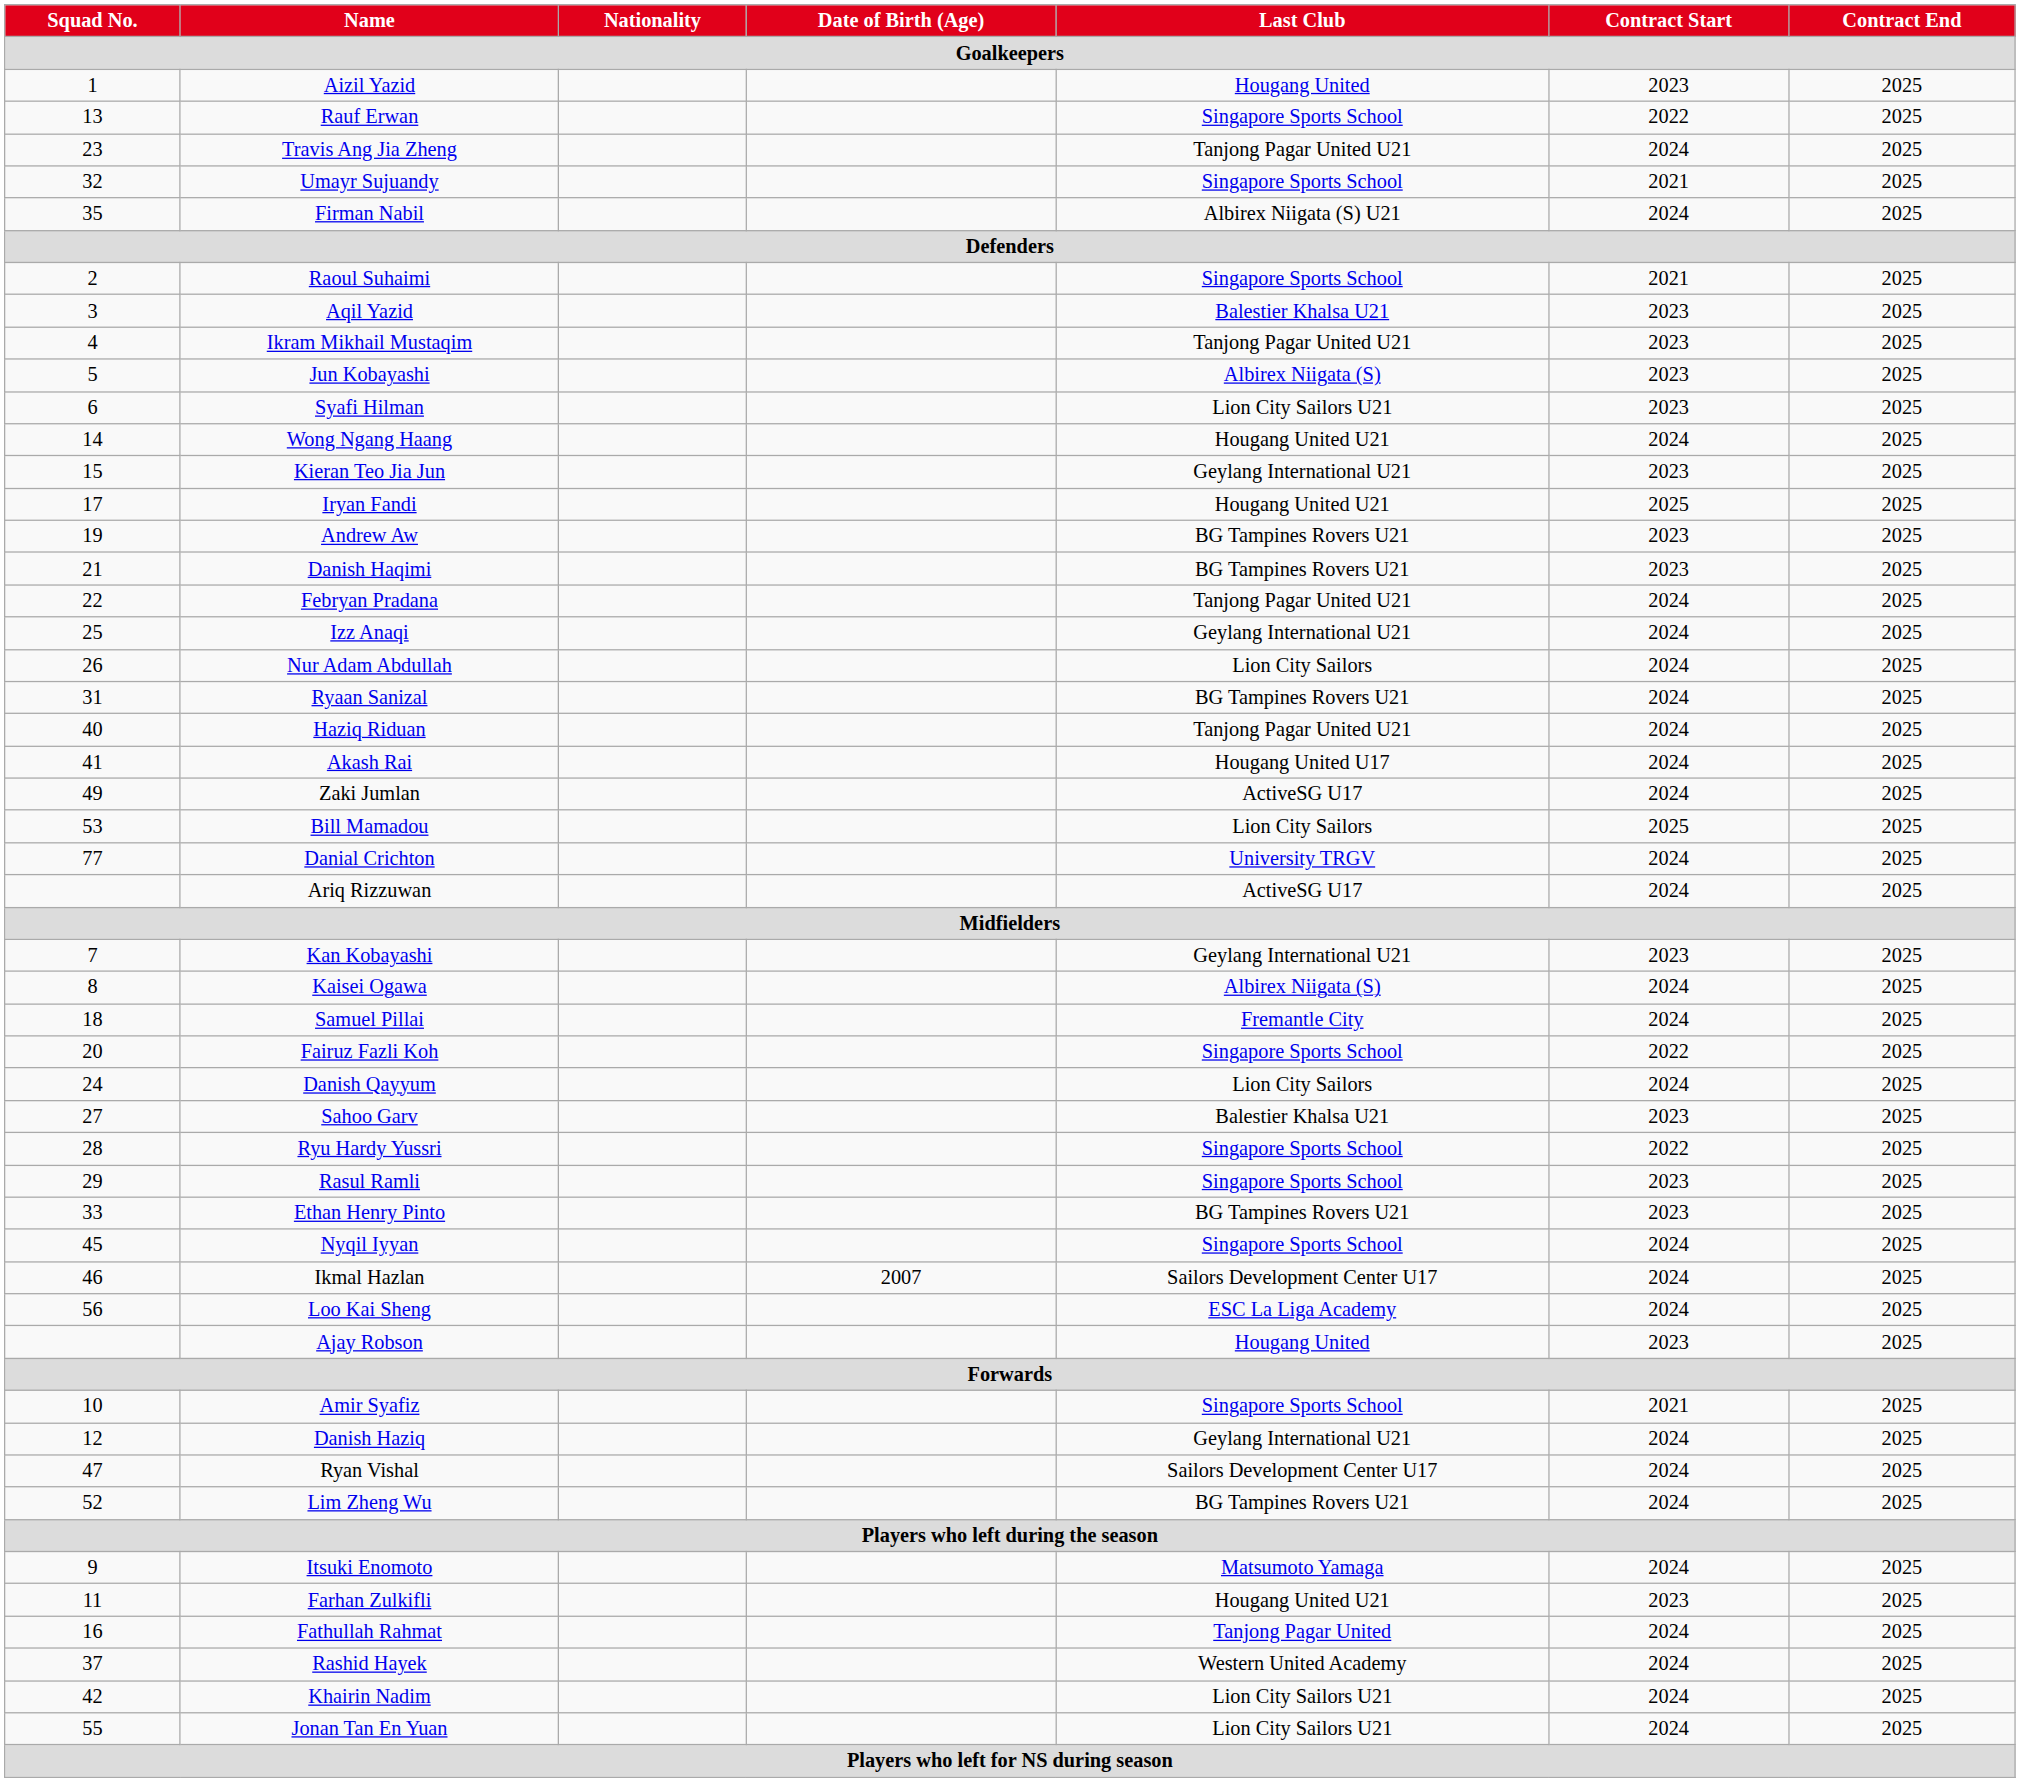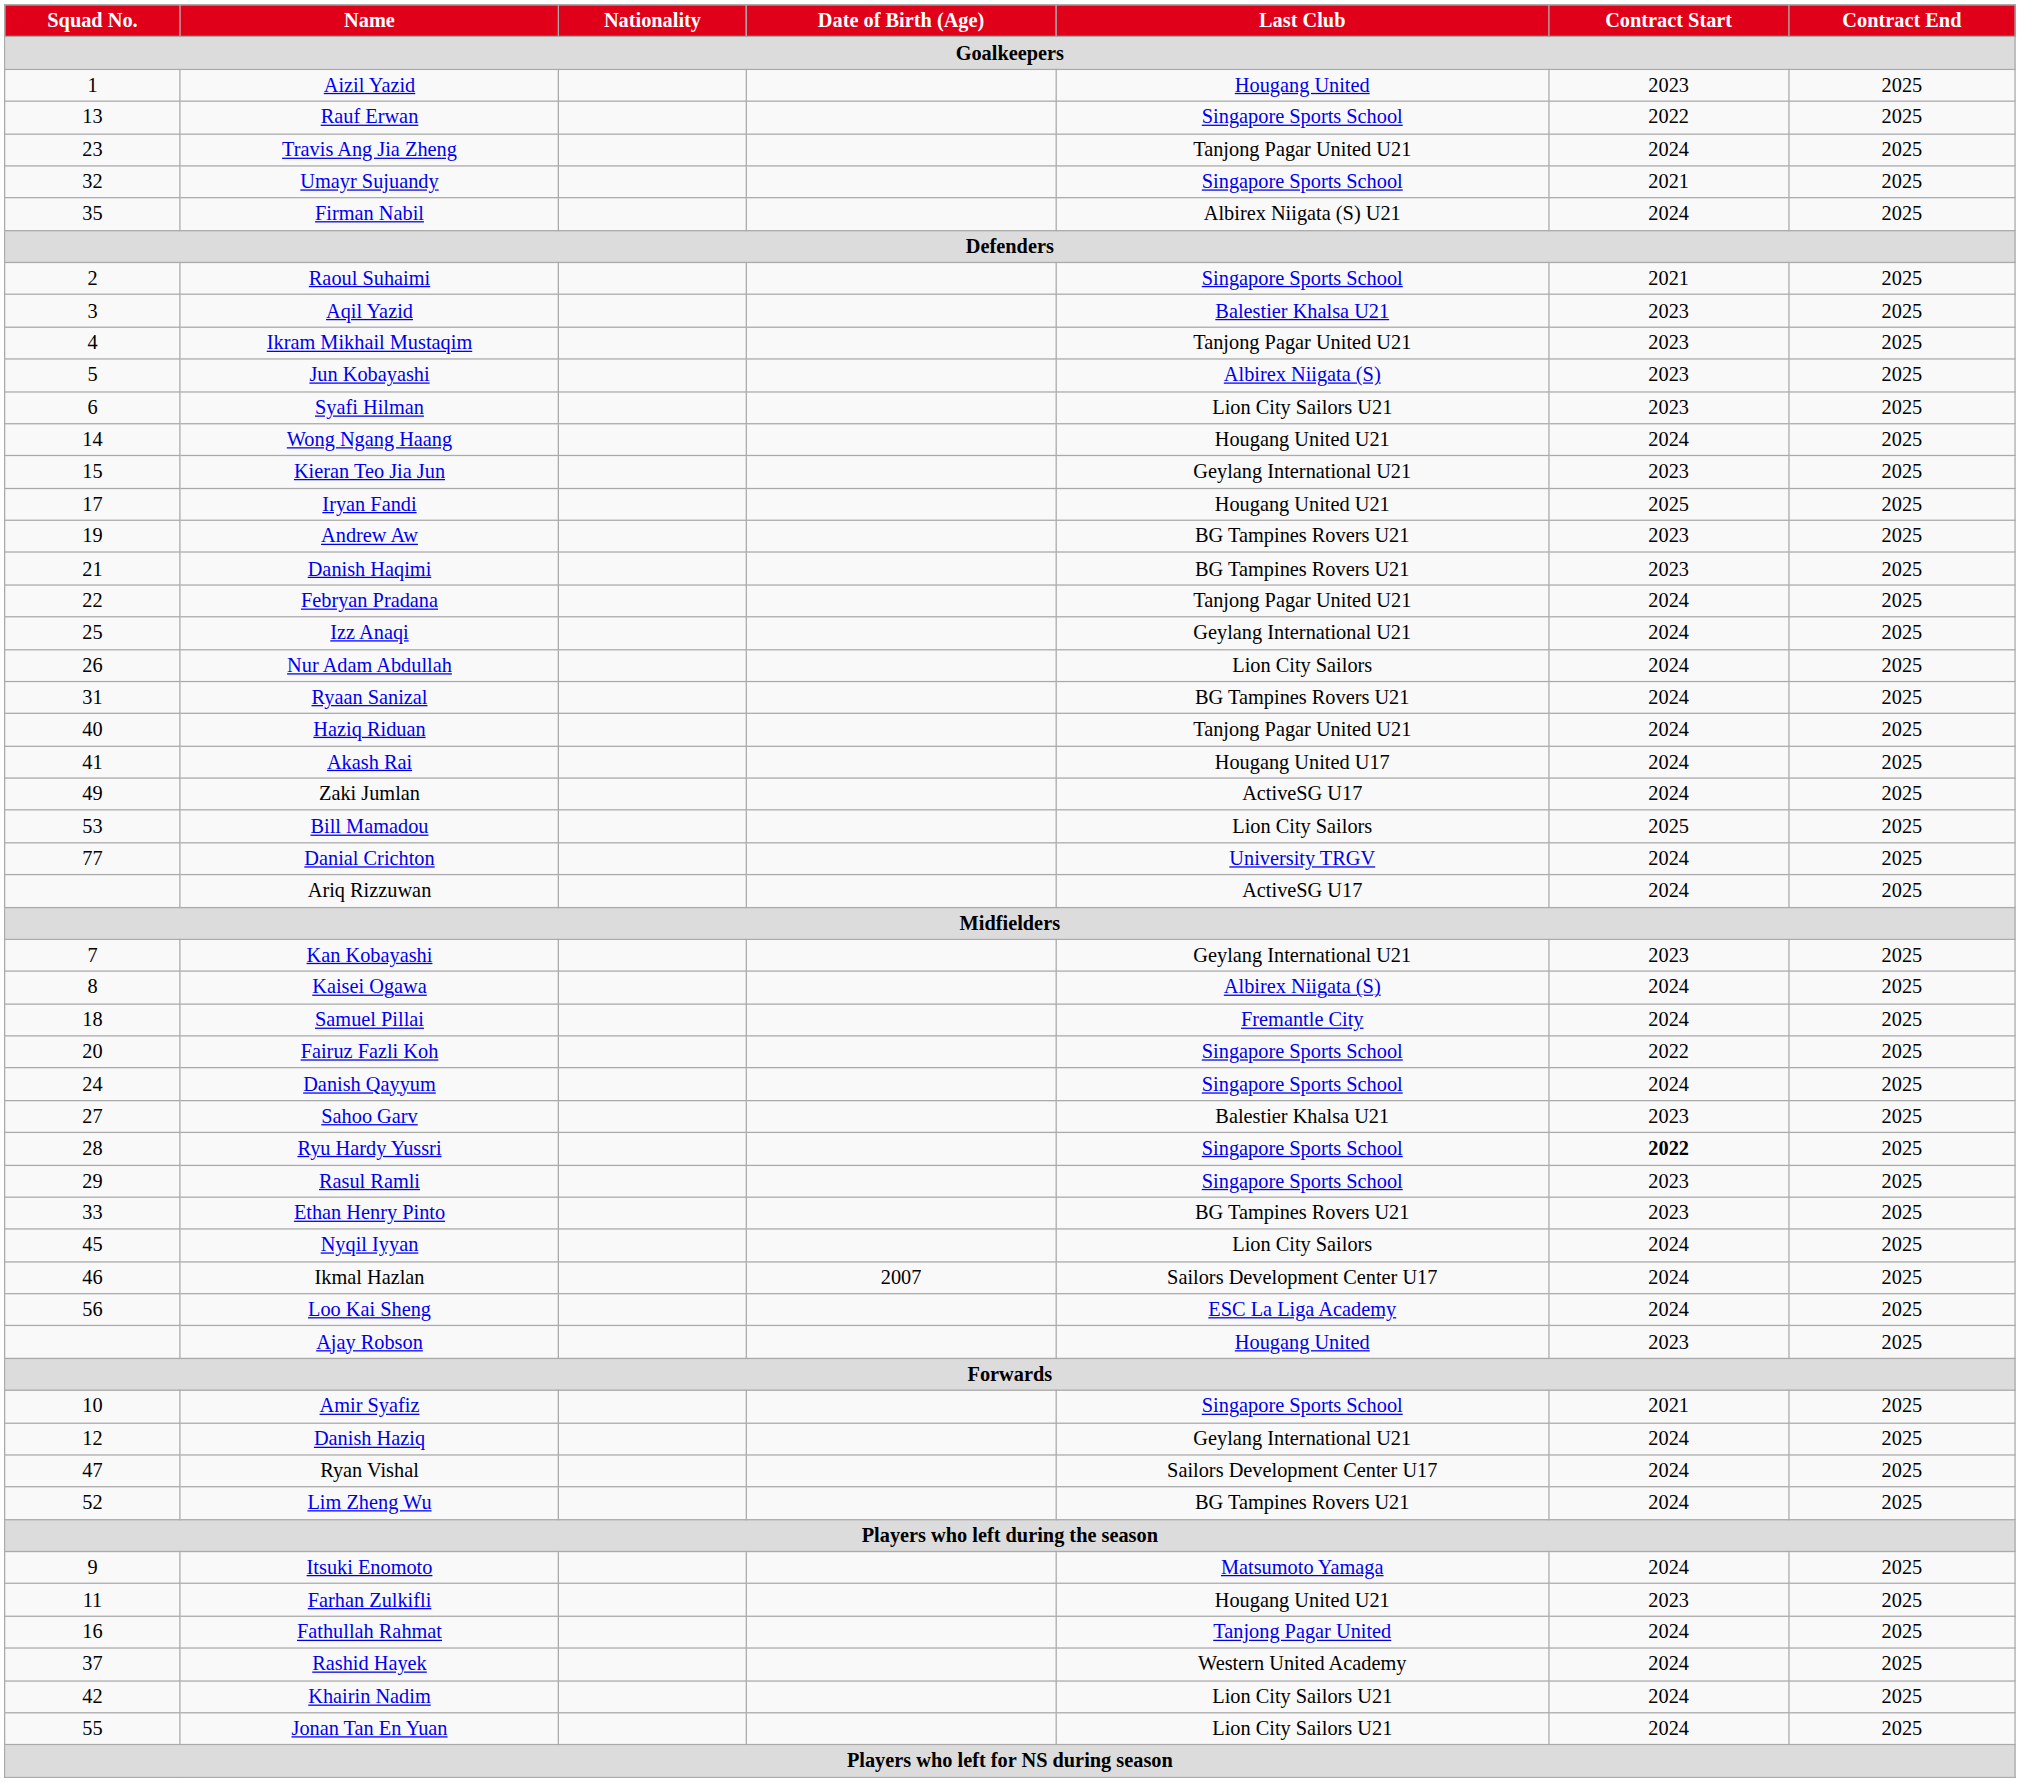(1302, 1084) Lion City Sailors -> (1302, 1084) Singapore Sports School
(1669, 1148) normal -> (1669, 1148) bold
(1302, 1245) Singapore Sports School -> (1302, 1245) Lion City Sailors
